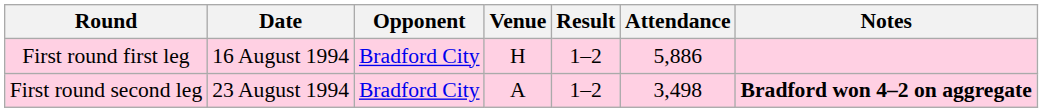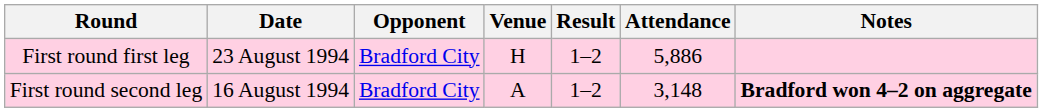(281, 55) 16 August 1994 -> (281, 55) 23 August 1994
(281, 90) 23 August 1994 -> (281, 90) 16 August 1994
(678, 90) 3,498 -> (678, 90) 3,148
